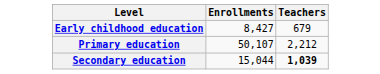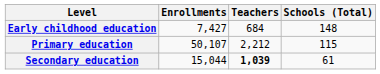+ column: (328, 12)
(259, 29) 8,427 -> (212, 29) 7,427
(302, 29) 679 -> (255, 29) 684
